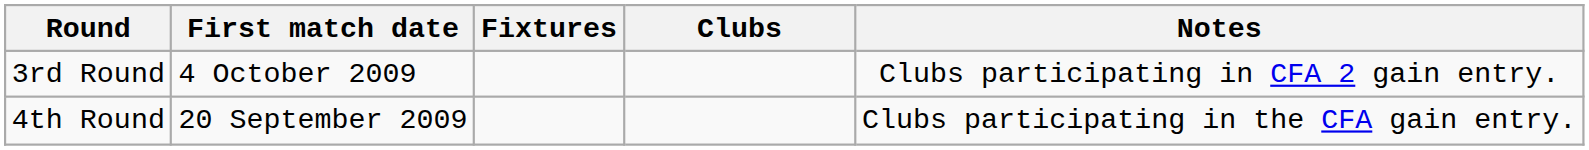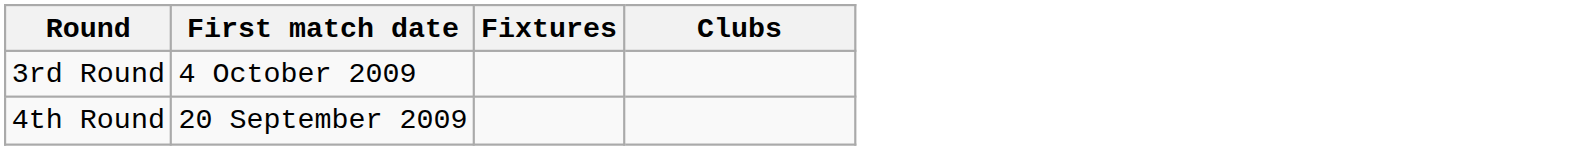- column: (1219, 28)
